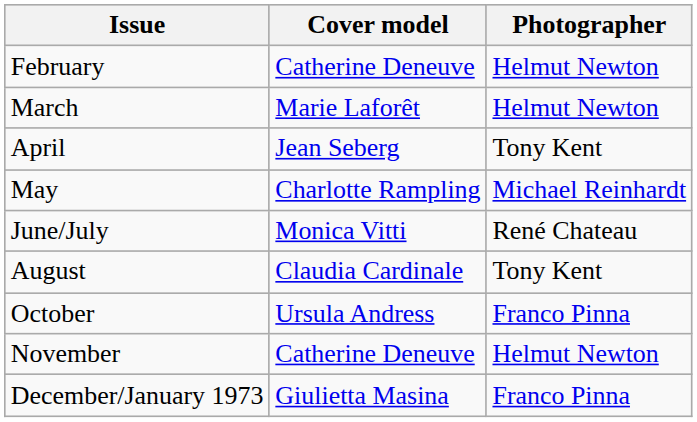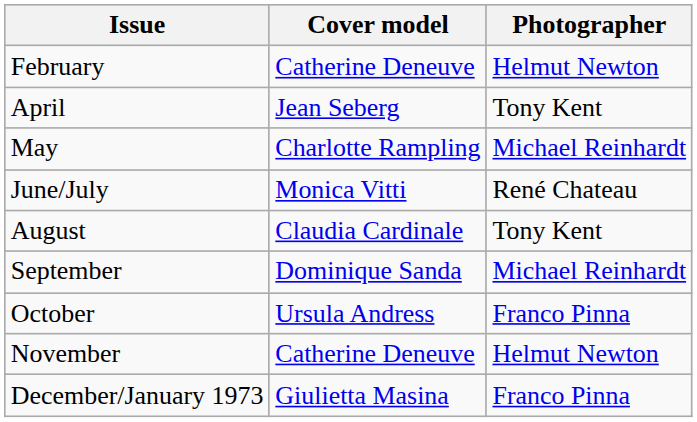- row: (45, 107)
+ row: (66, 271)
